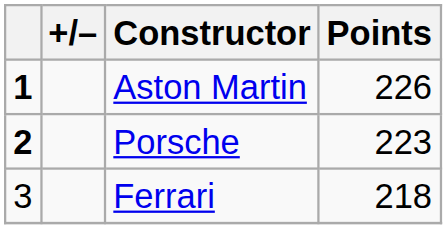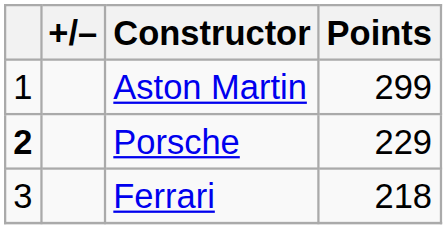(23, 87) bold -> (23, 87) normal
(403, 87) 226 -> (403, 87) 299
(403, 142) 223 -> (403, 142) 229
